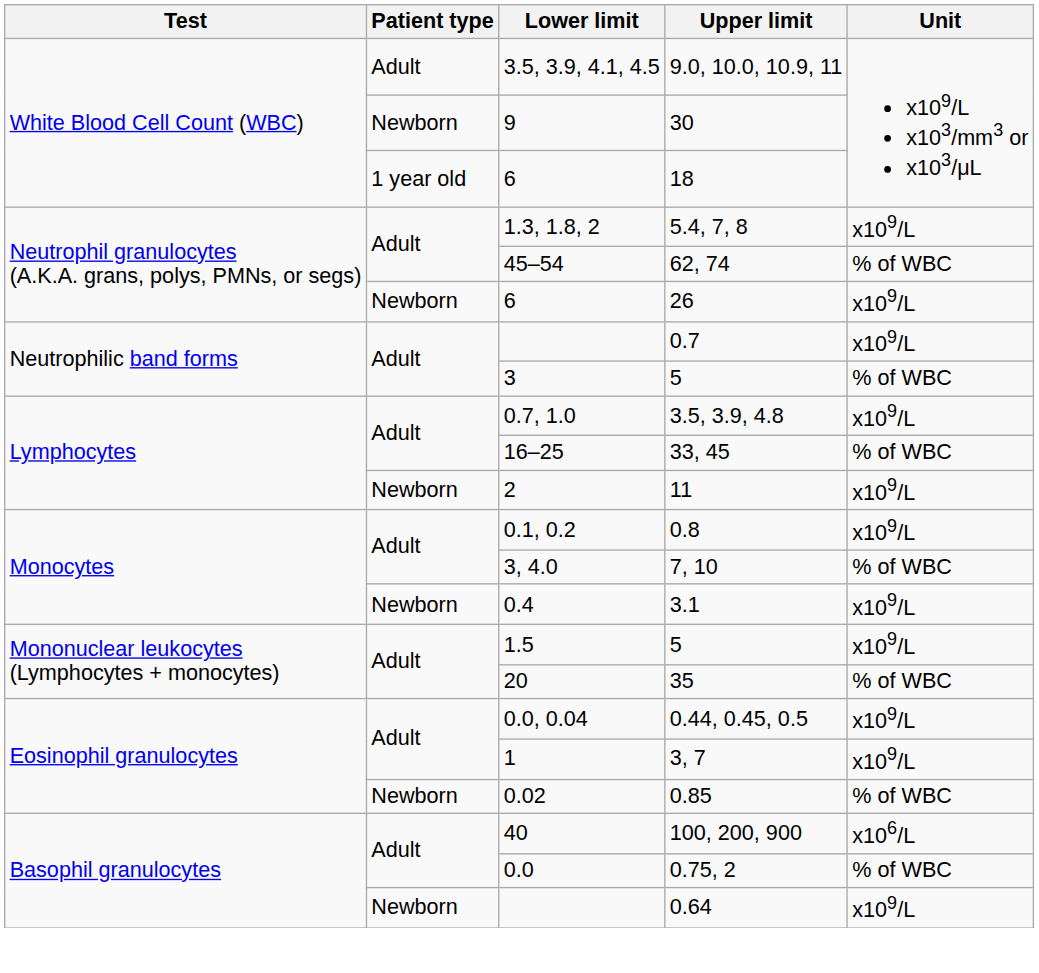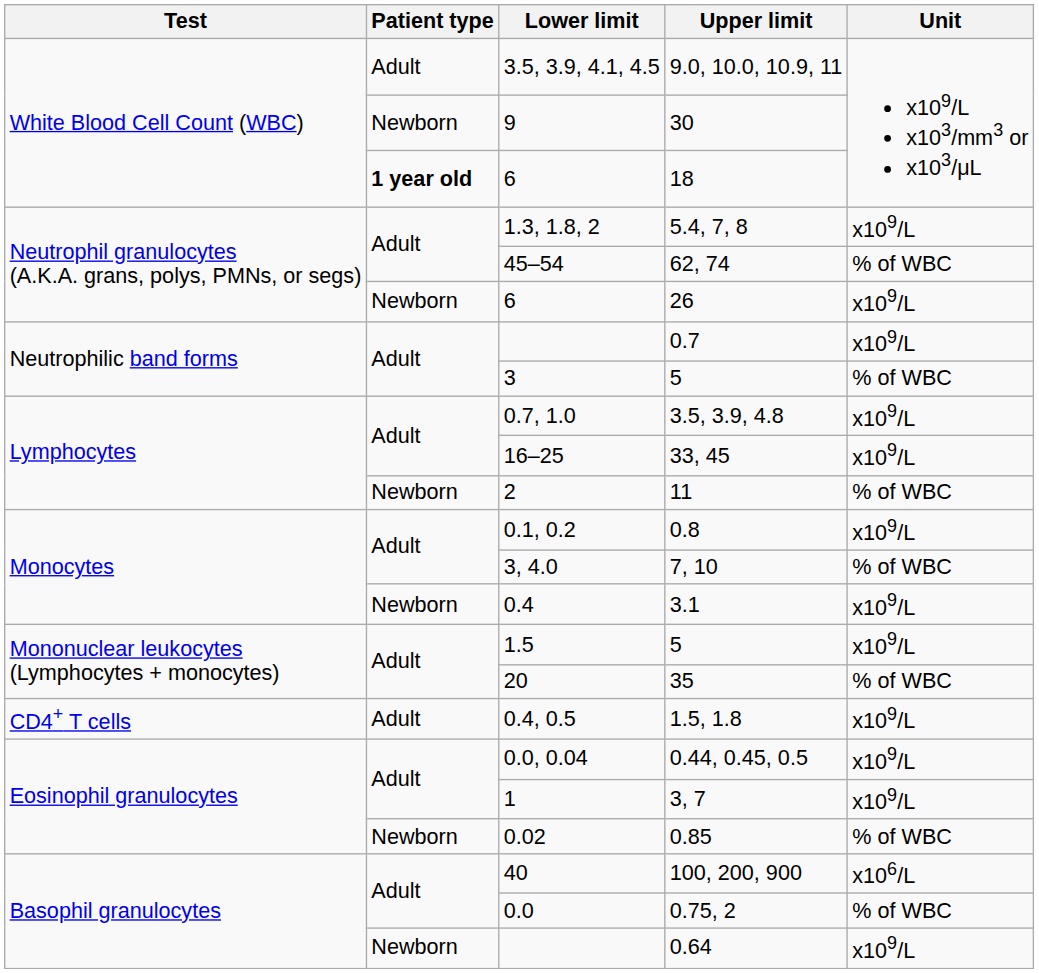(419, 178) normal -> (422, 178) bold
(902, 452) % of WBC -> (884, 455) x109/L
(884, 489) x109/L -> (902, 492) % of WBC
+ row: (540, 718)
